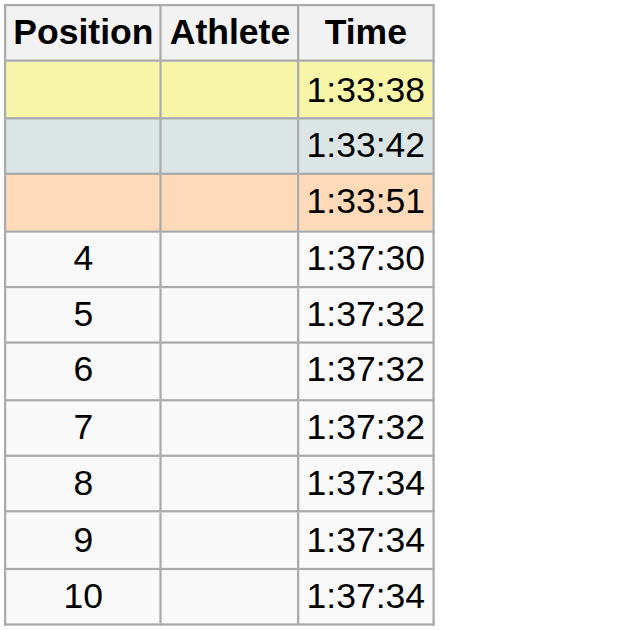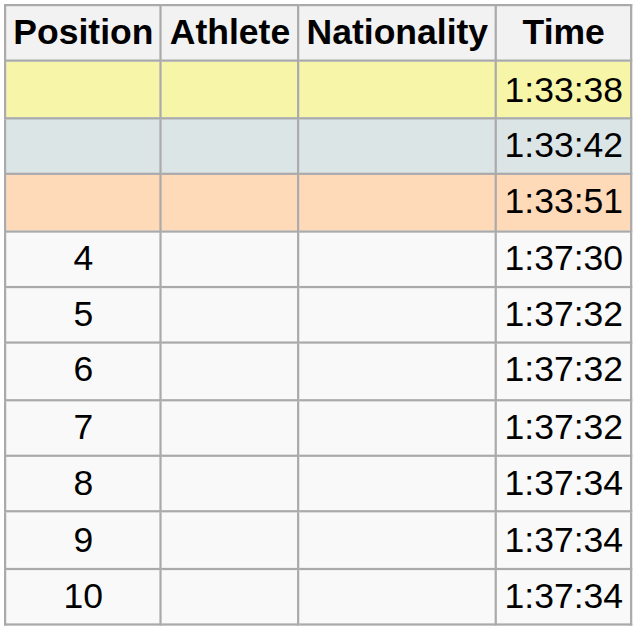+ column: (397, 32)
